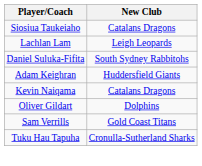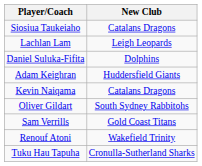(142, 59) South Sydney Rabbitohs -> (142, 59) Dolphins
(142, 106) Dolphins -> (142, 106) South Sydney Rabbitohs
+ row: (45, 138)
